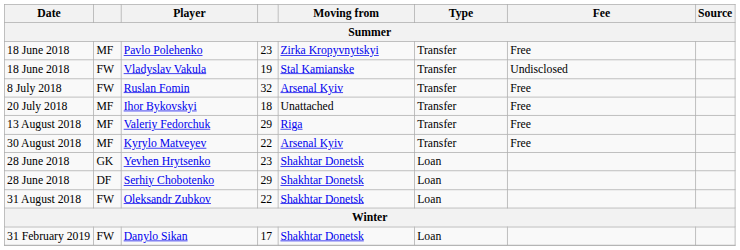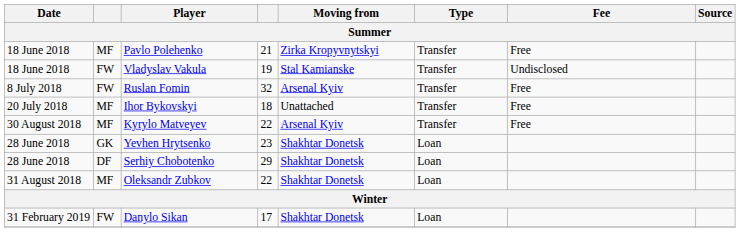(266, 50) 23 -> (266, 50) 21
- row: (167, 124)
(105, 198) FW -> (105, 180) MF
